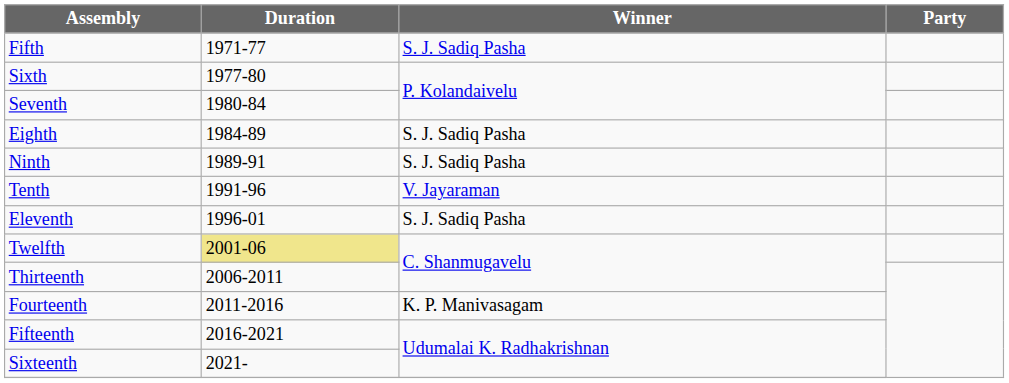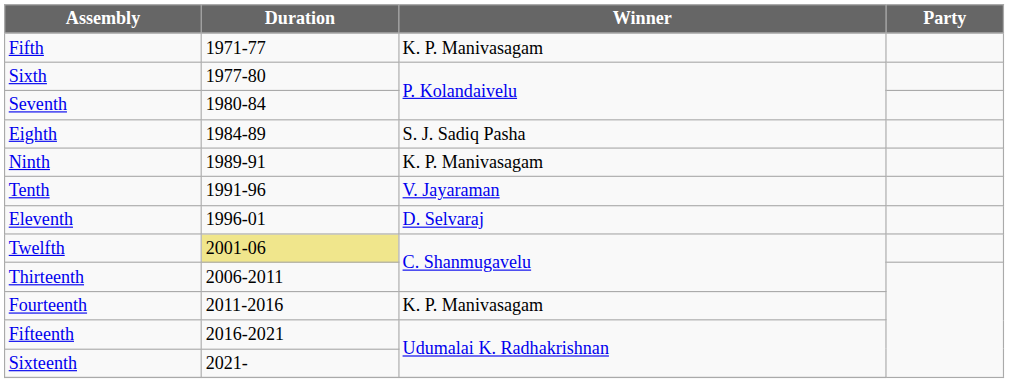(464, 47) S. J. Sadiq Pasha -> (473, 47) K. P. Manivasagam
(464, 162) S. J. Sadiq Pasha -> (473, 162) K. P. Manivasagam
(464, 219) S. J. Sadiq Pasha -> (443, 219) D. Selvaraj
